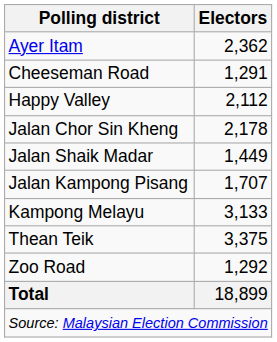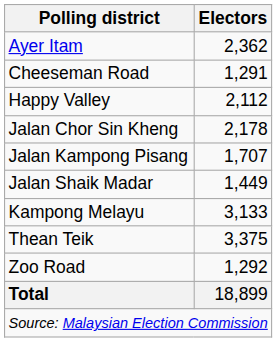rows swapped: (98, 184) <-> (81, 156)
